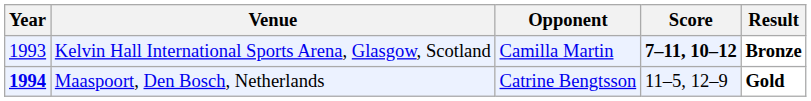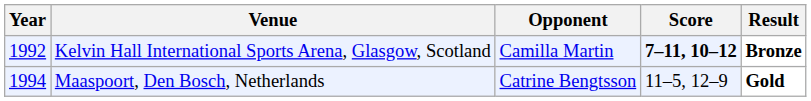(28, 50) 1993 -> (28, 50) 1992
(28, 81) bold -> (28, 81) normal
